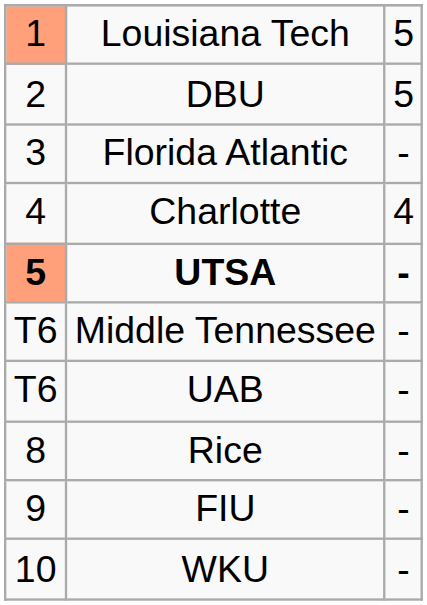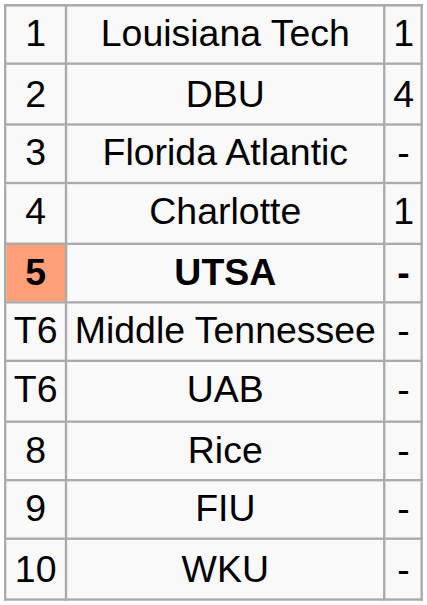(36, 34) lightsalmon background -> (36, 34) no background
(404, 34) 5 -> (404, 34) 1
(404, 93) 5 -> (404, 93) 4
(404, 212) 4 -> (404, 212) 1
